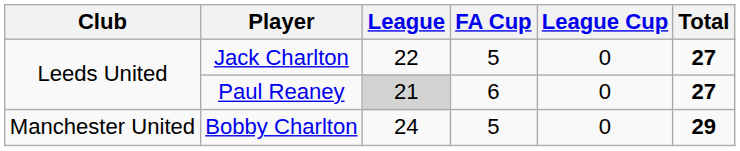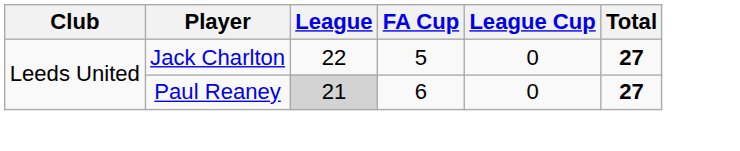- row: (281, 127)
